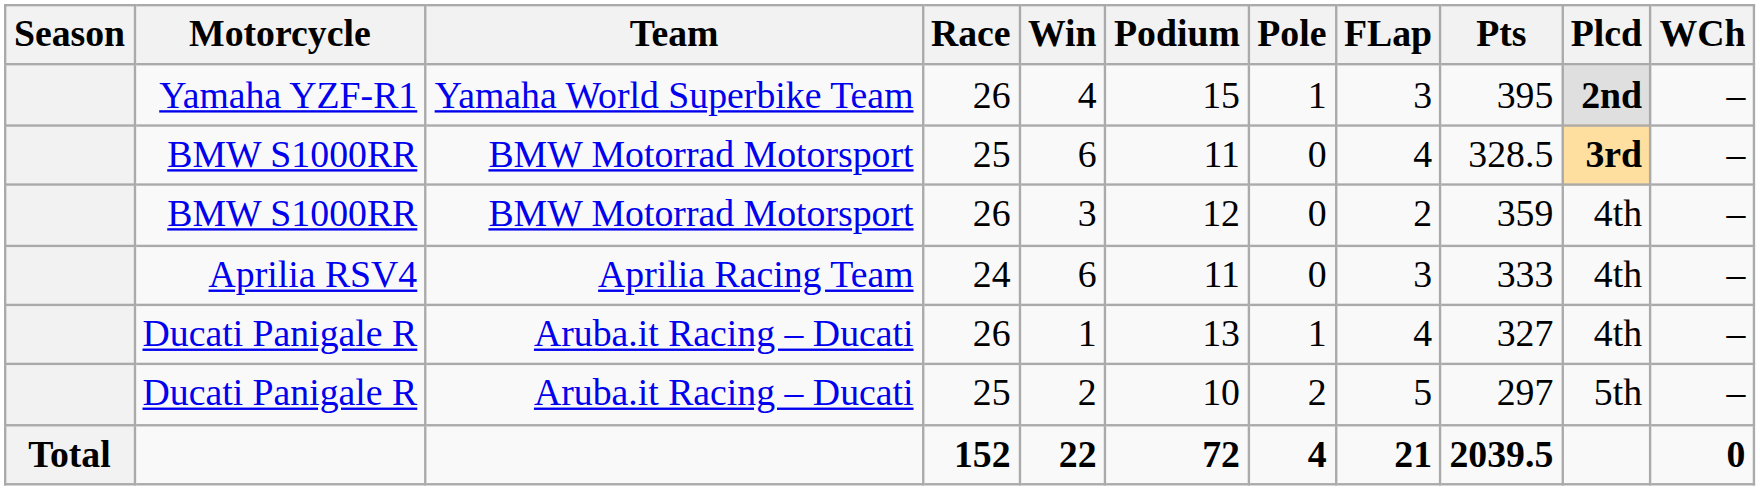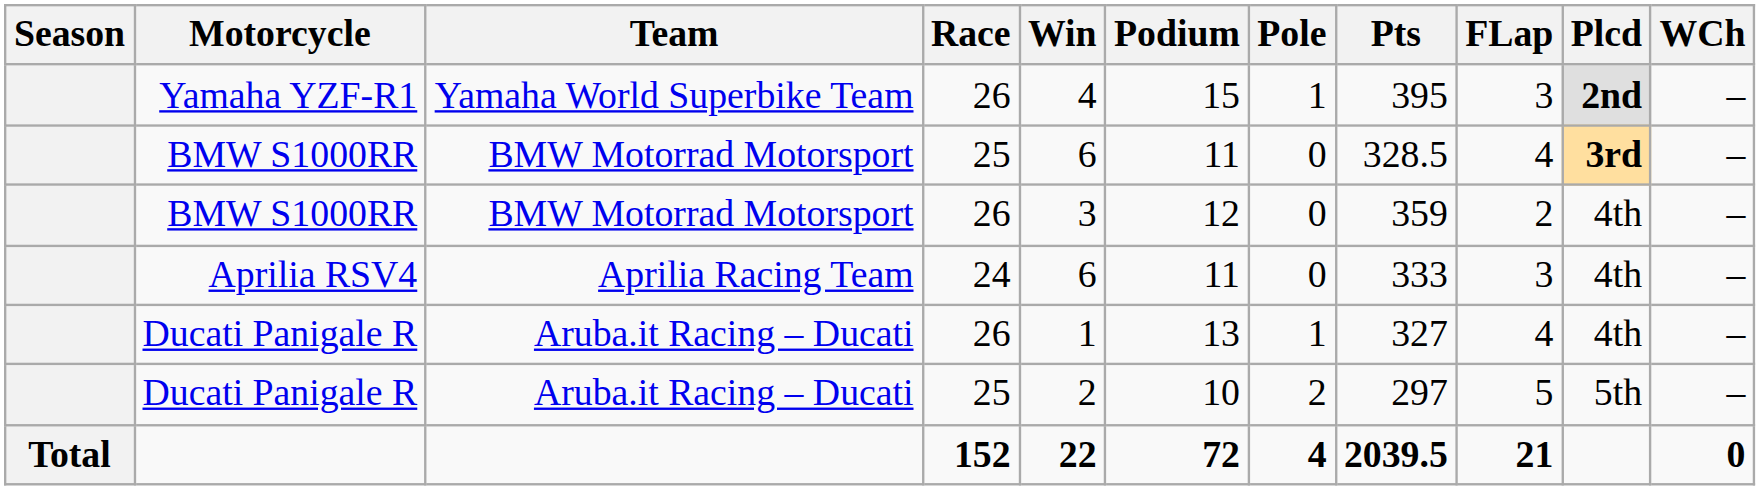columns swapped: (1388, 34) <-> (1501, 34)
